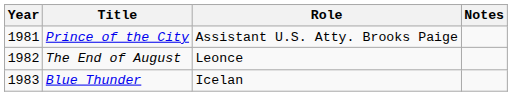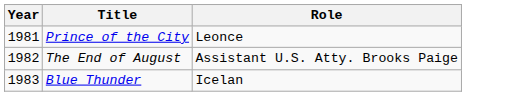- column: (484, 15)
(327, 37) Assistant U.S. Atty. Brooks Paige -> (219, 37) Leonce
(219, 59) Leonce -> (327, 59) Assistant U.S. Atty. Brooks Paige
